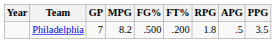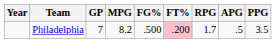(181, 30) no background -> (181, 30) pink background
(210, 30) 1.8 -> (210, 30) 1.7
